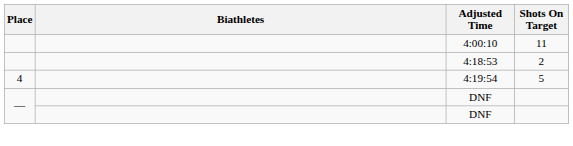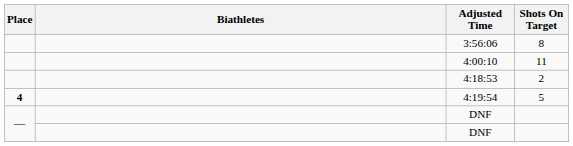+ row: (480, 43)
(20, 79) normal -> (20, 97) bold
